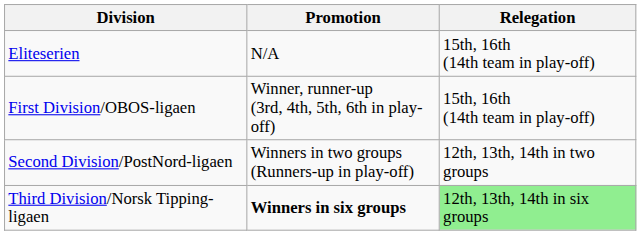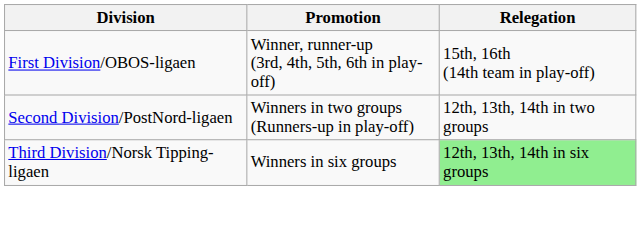- row: (44, 53)
(328, 207) bold -> (324, 162) normal
